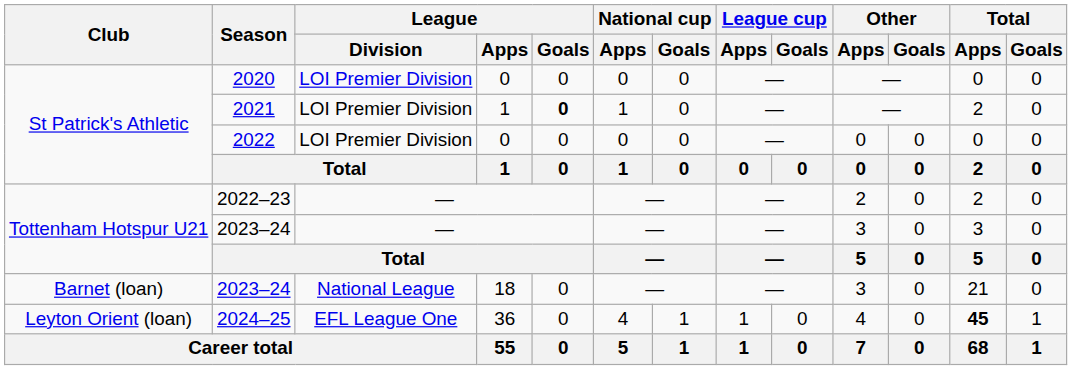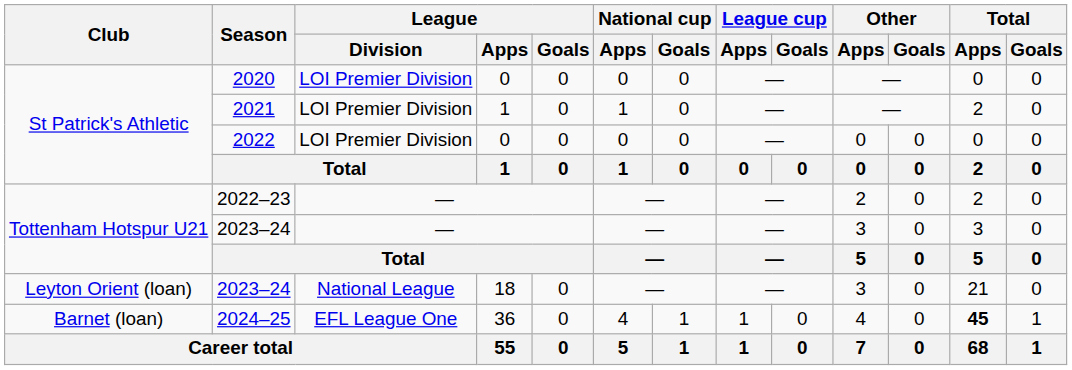(563, 109) bold -> (563, 109) normal
(109, 288) Barnet (loan) -> (109, 288) Leyton Orient (loan)
(109, 318) Leyton Orient (loan) -> (109, 318) Barnet (loan)
